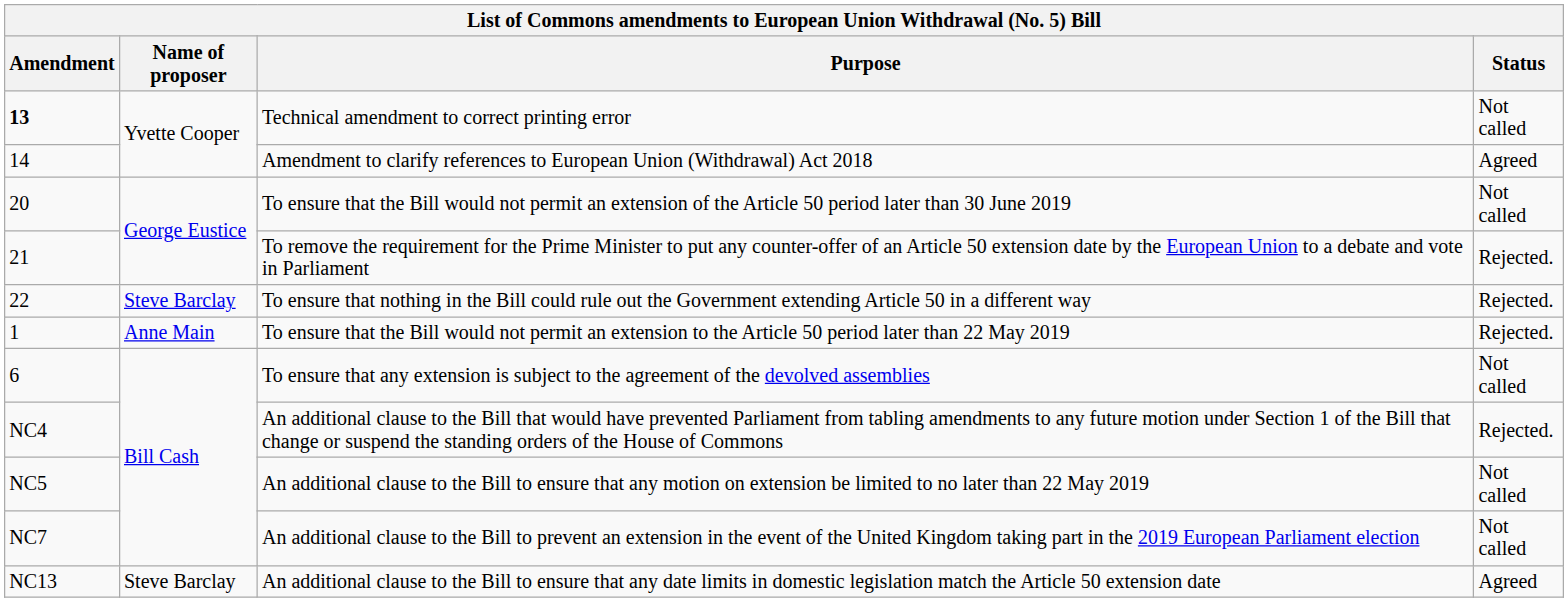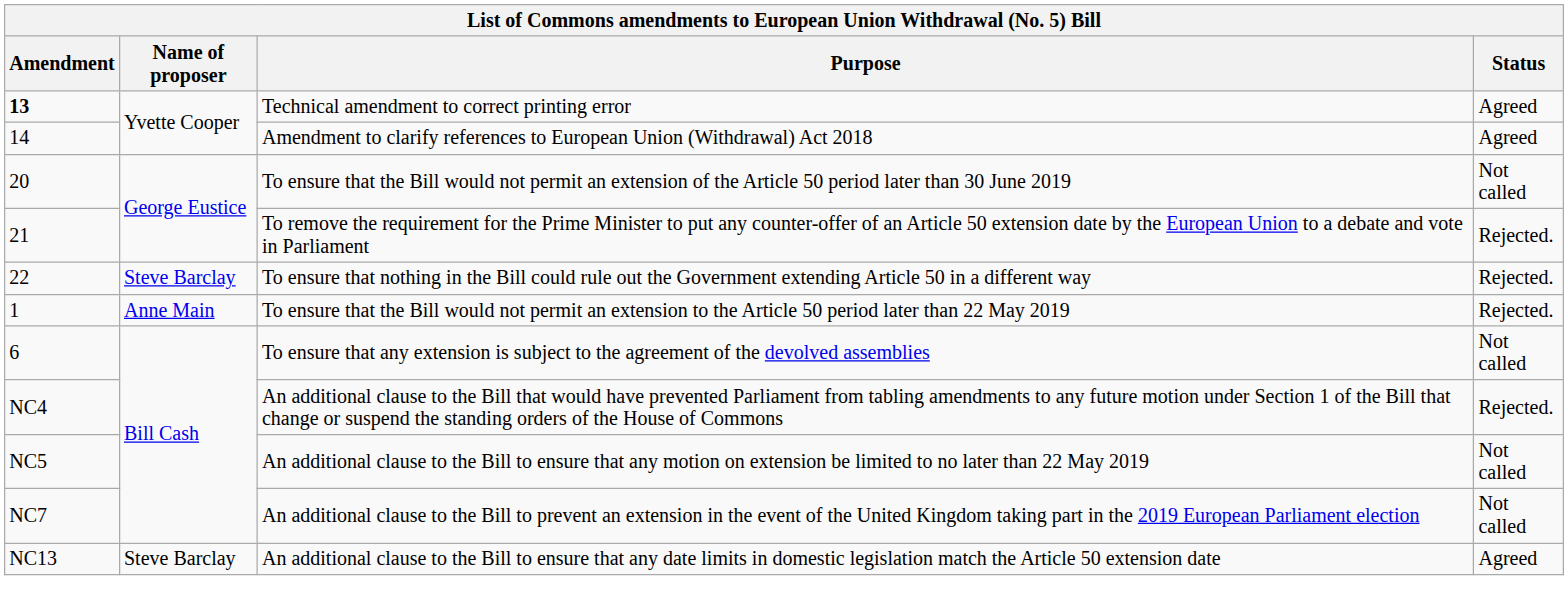(1502, 117) Not called -> (1508, 106) Agreed
